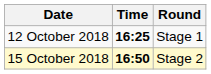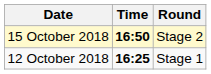rows swapped: (58, 36) <-> (58, 58)
